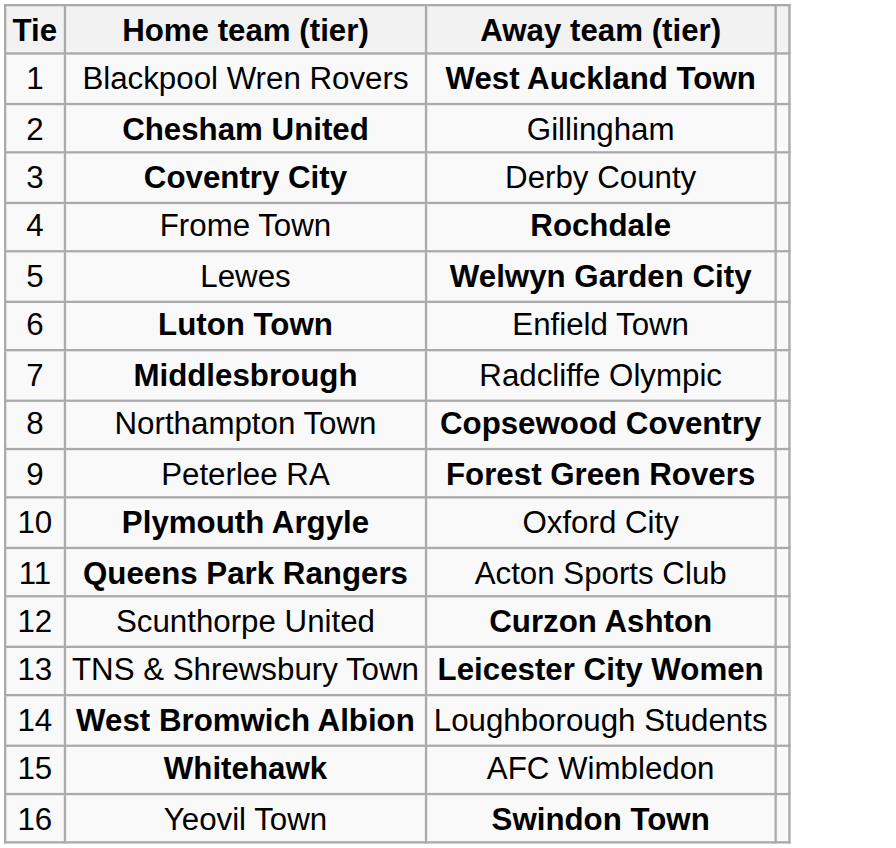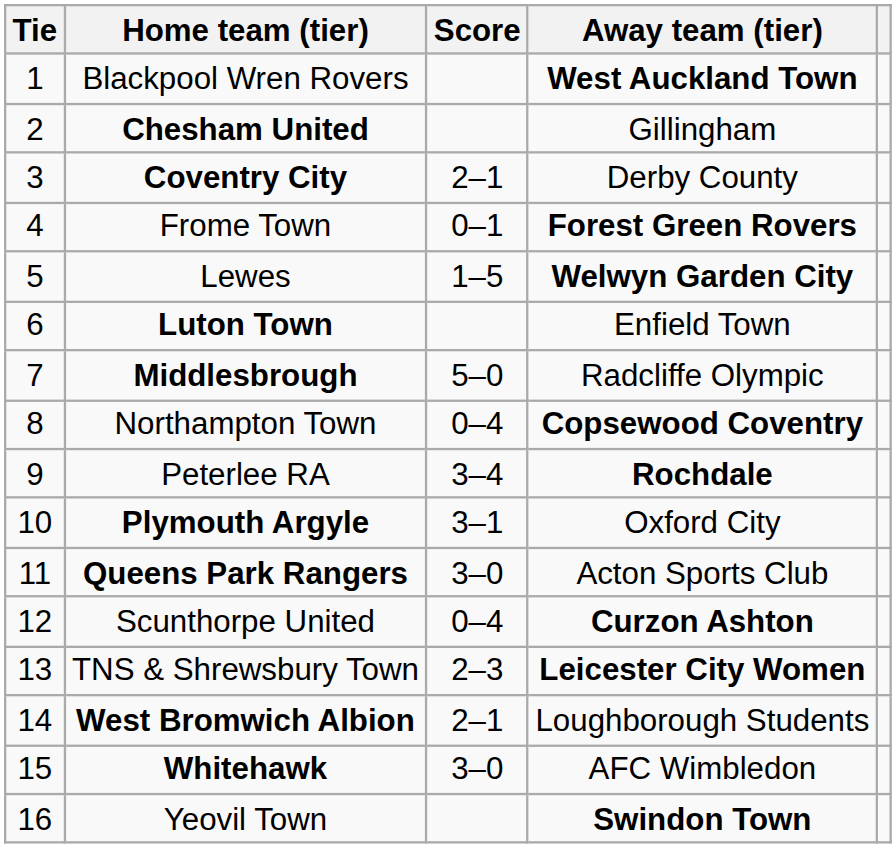+ column: (477, 29)
(601, 227) Rochdale -> (702, 227) Forest Green Rovers
(601, 473) Forest Green Rovers -> (702, 473) Rochdale
